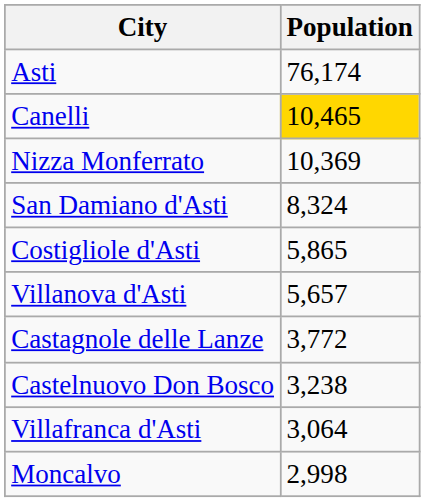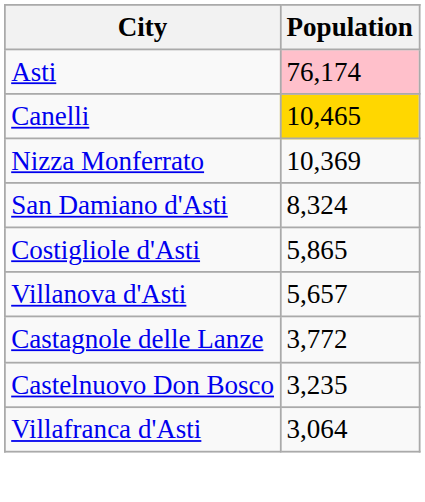(324, 71) no background -> (324, 71) pink background
(317, 383) 3,238 -> (317, 383) 3,235
- row: (66, 473)
